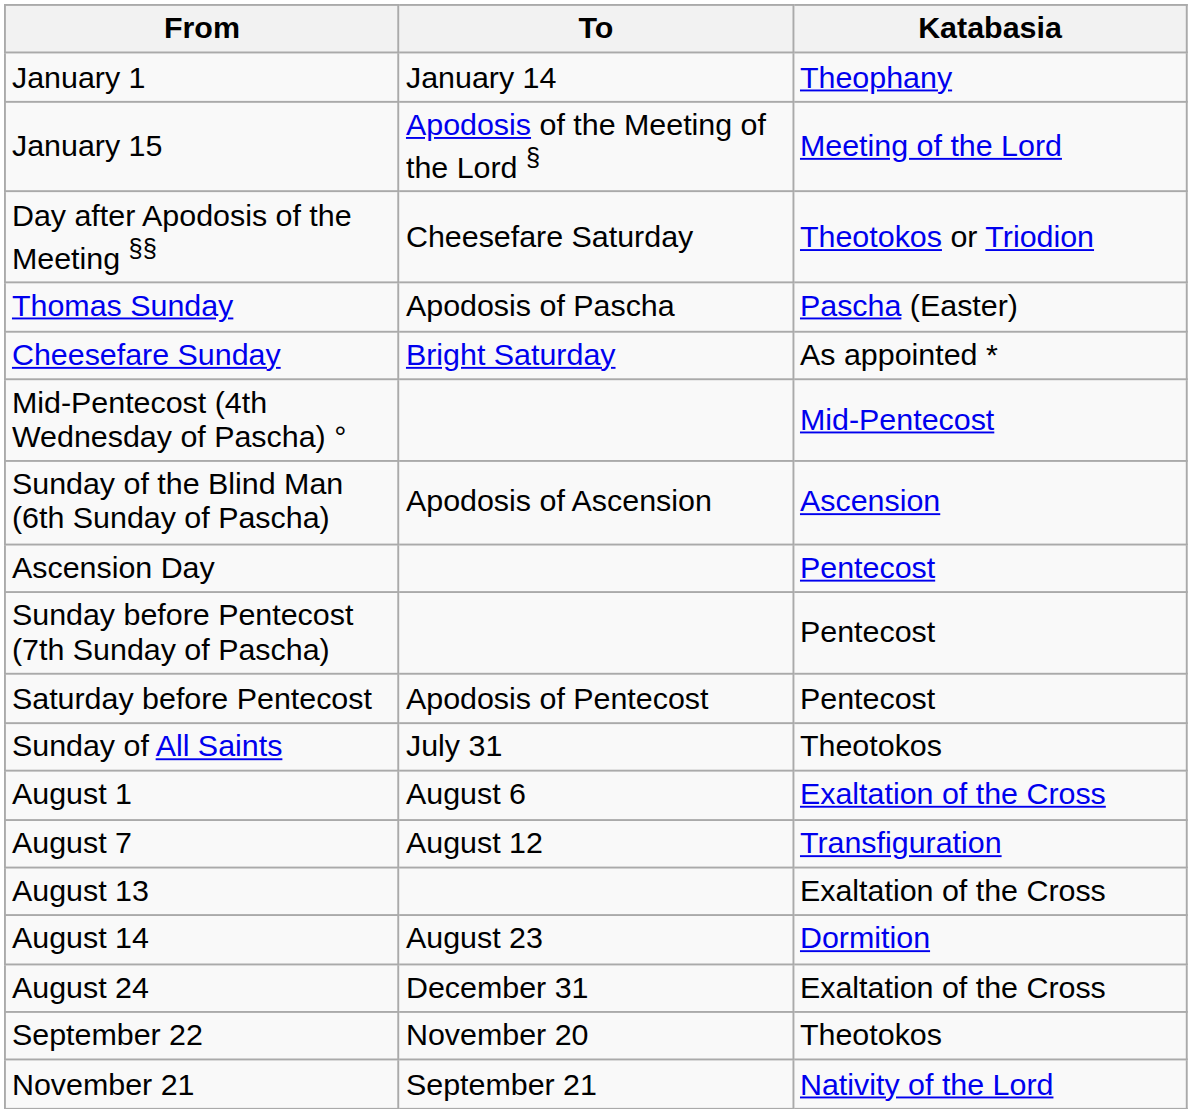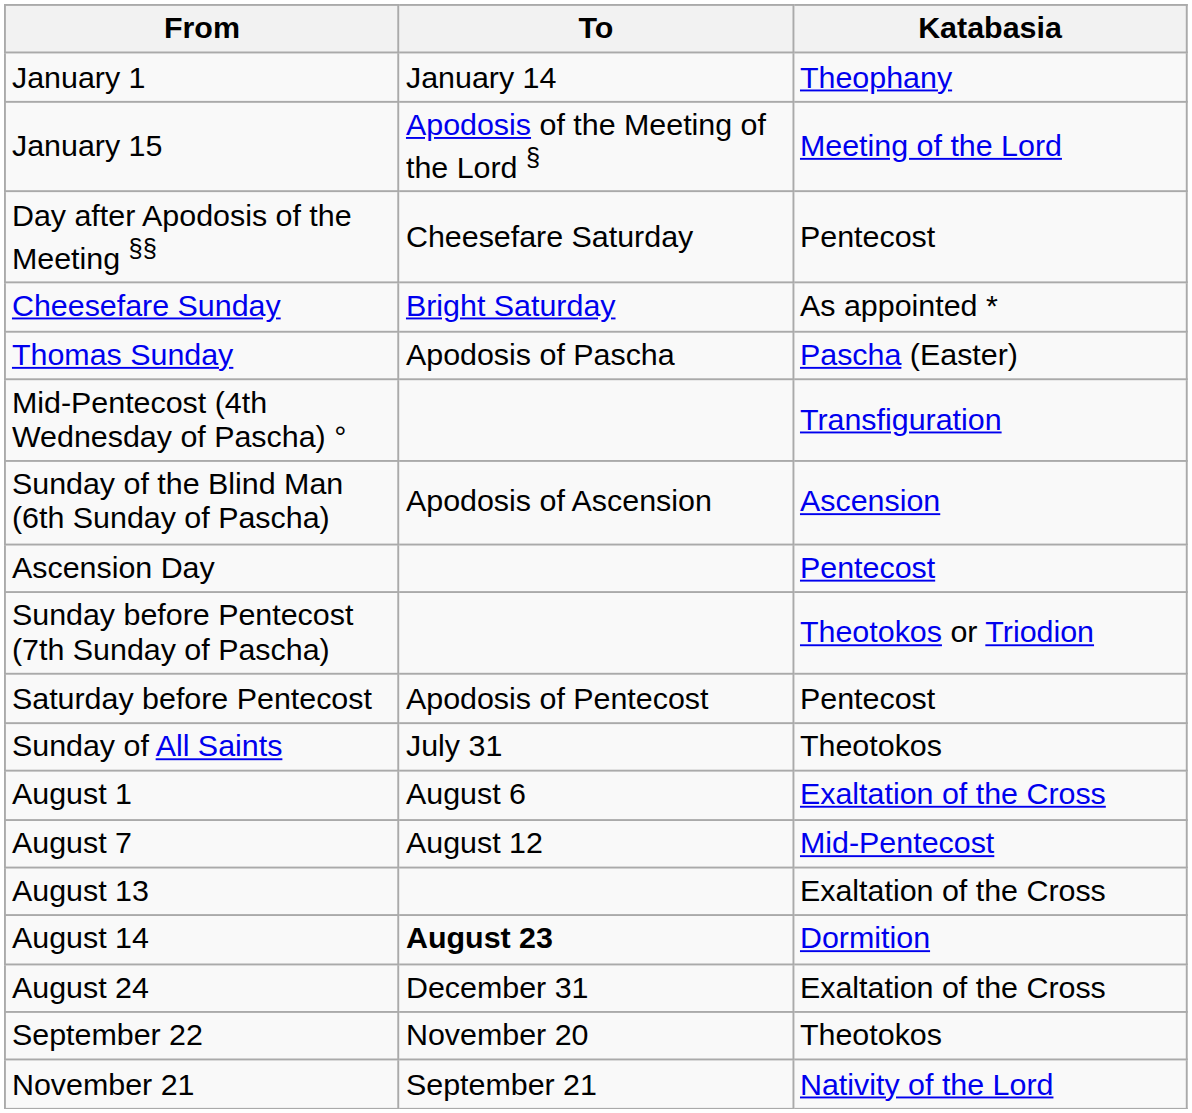(947, 236) Theotokos or Triodion -> (868, 236) Pentecost
rows swapped: (146, 354) <-> (123, 306)
(897, 419) Mid-Pentecost -> (901, 419) Transfiguration
(868, 632) Pentecost -> (947, 632) Theotokos or Triodion
(901, 842) Transfiguration -> (897, 842) Mid-Pentecost
(474, 939) normal -> (479, 939) bold
